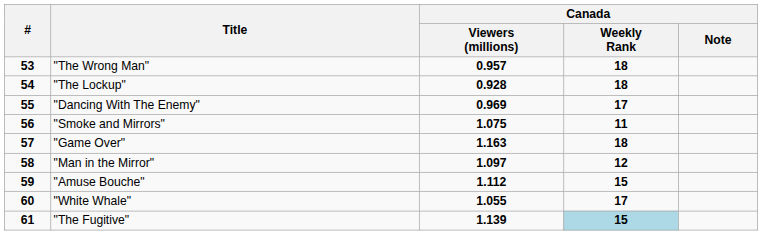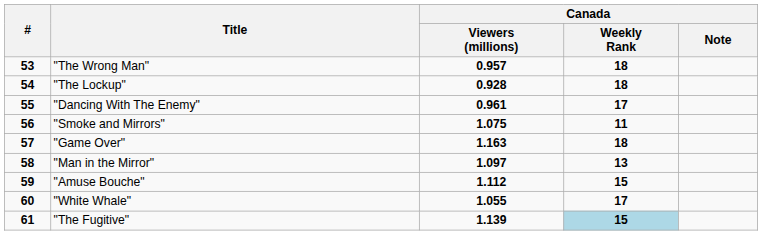(491, 104) 0.969 -> (491, 104) 0.961
(621, 162) 12 -> (621, 162) 13
